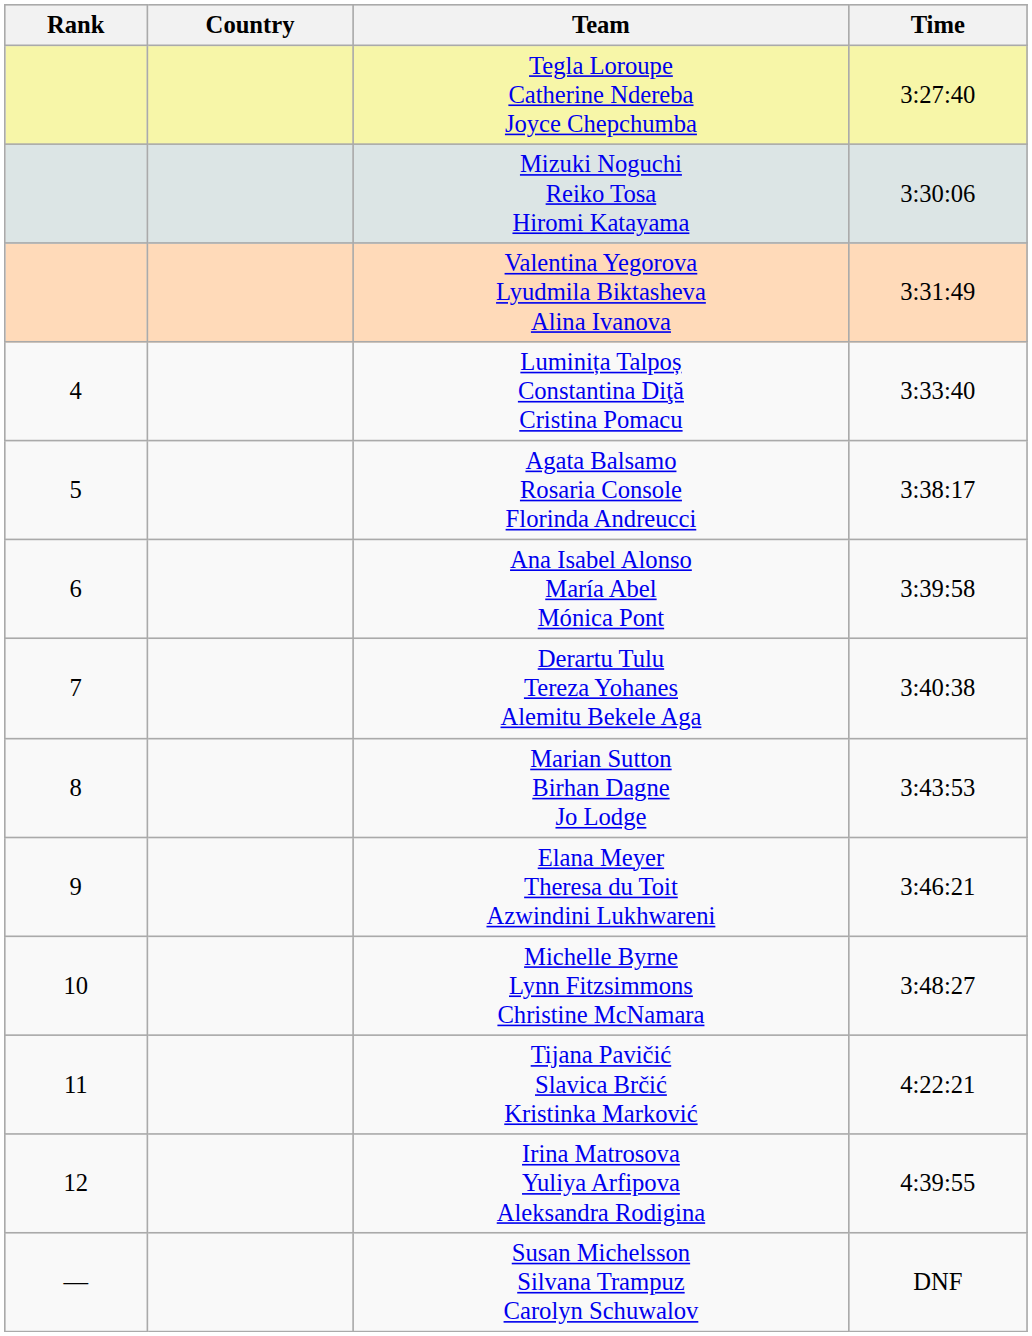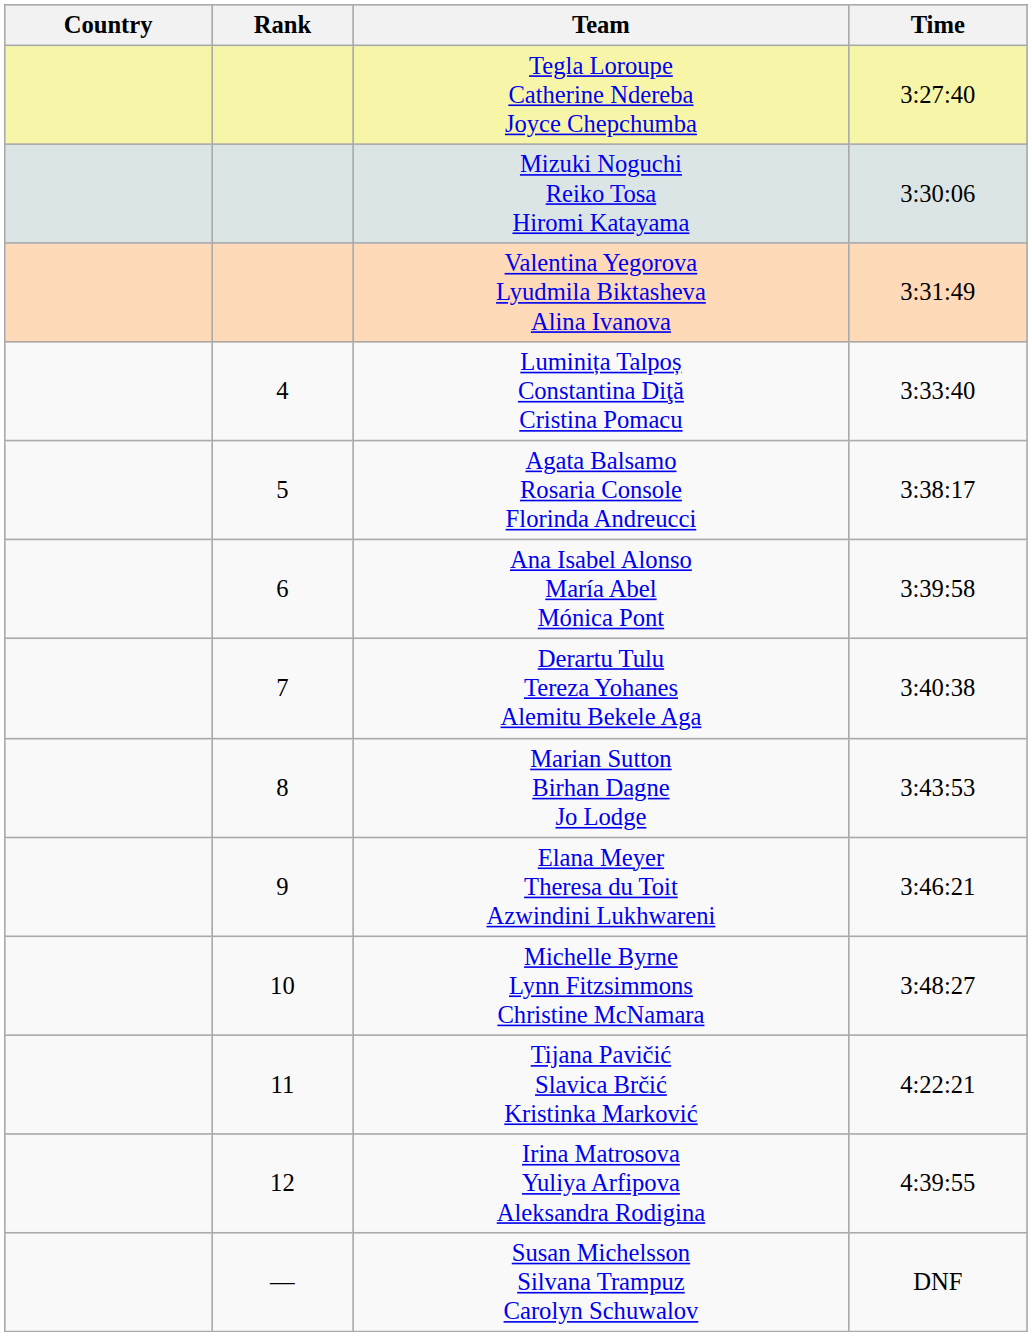columns swapped: (76, 24) <-> (250, 24)
